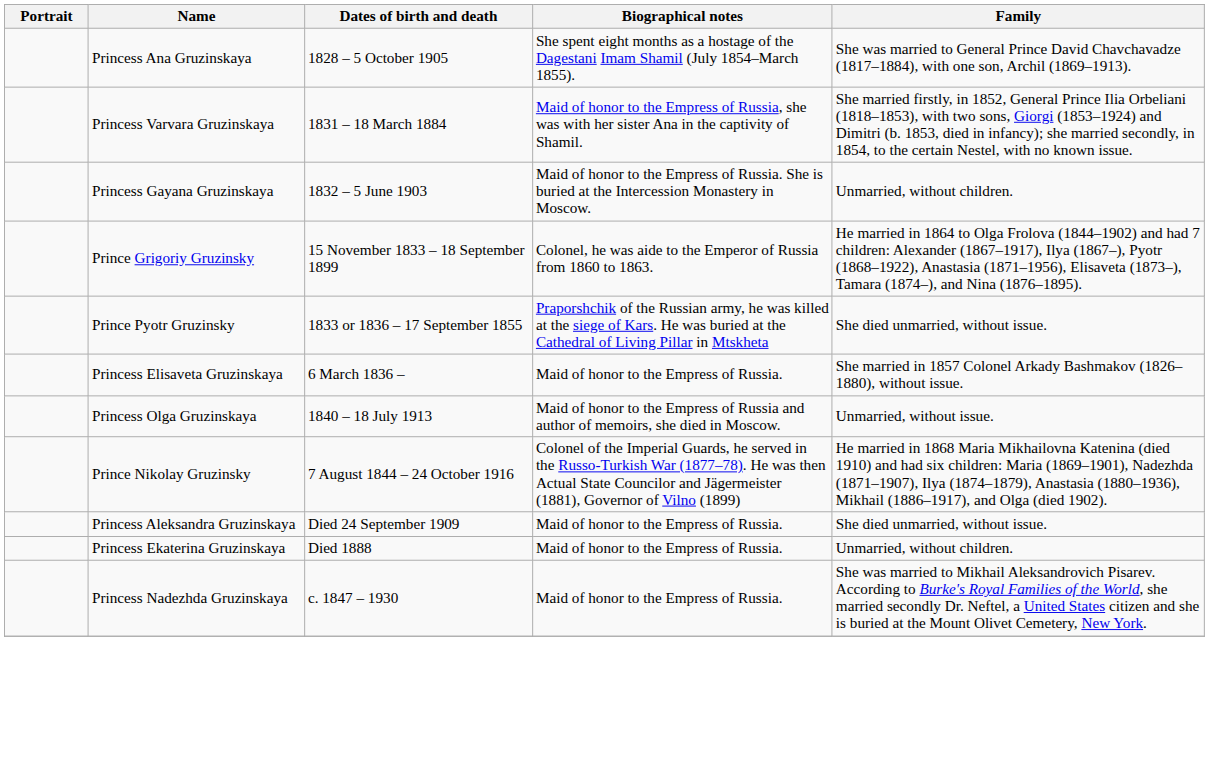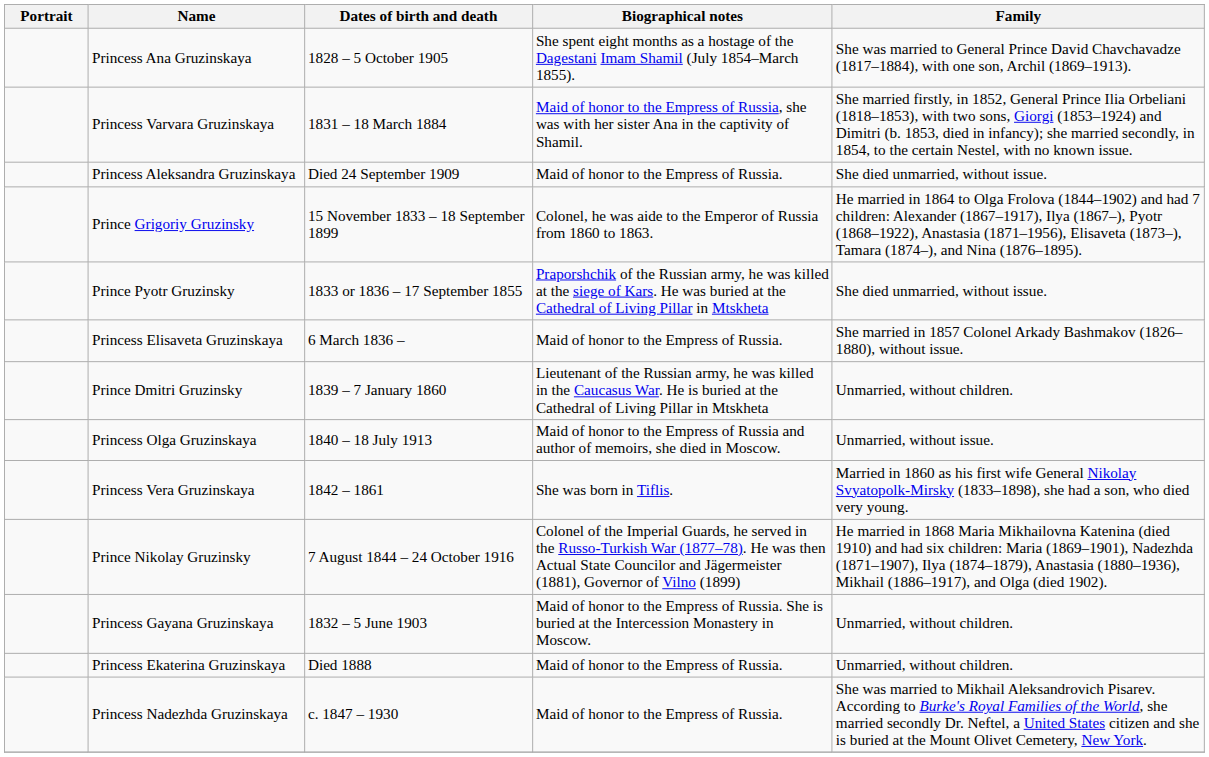rows swapped: (183, 191) <-> (194, 524)
+ row: (167, 390)
+ row: (173, 490)
